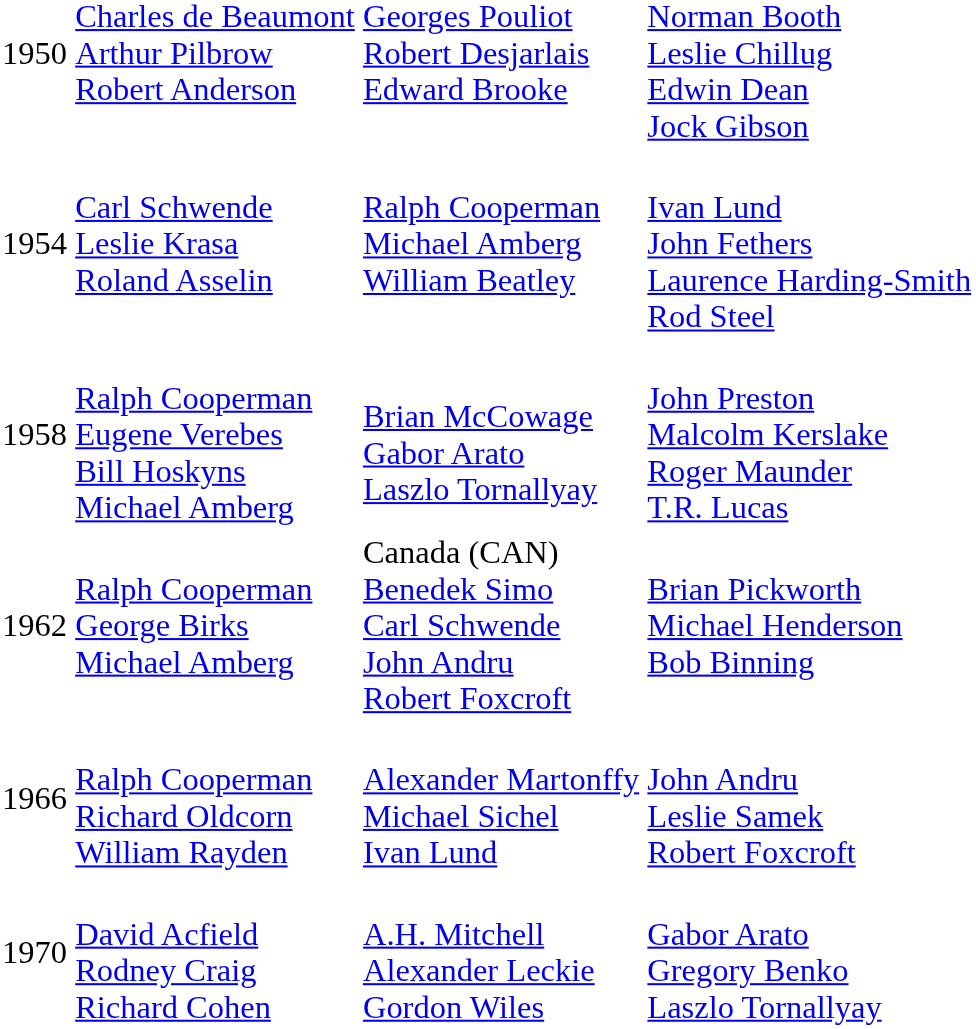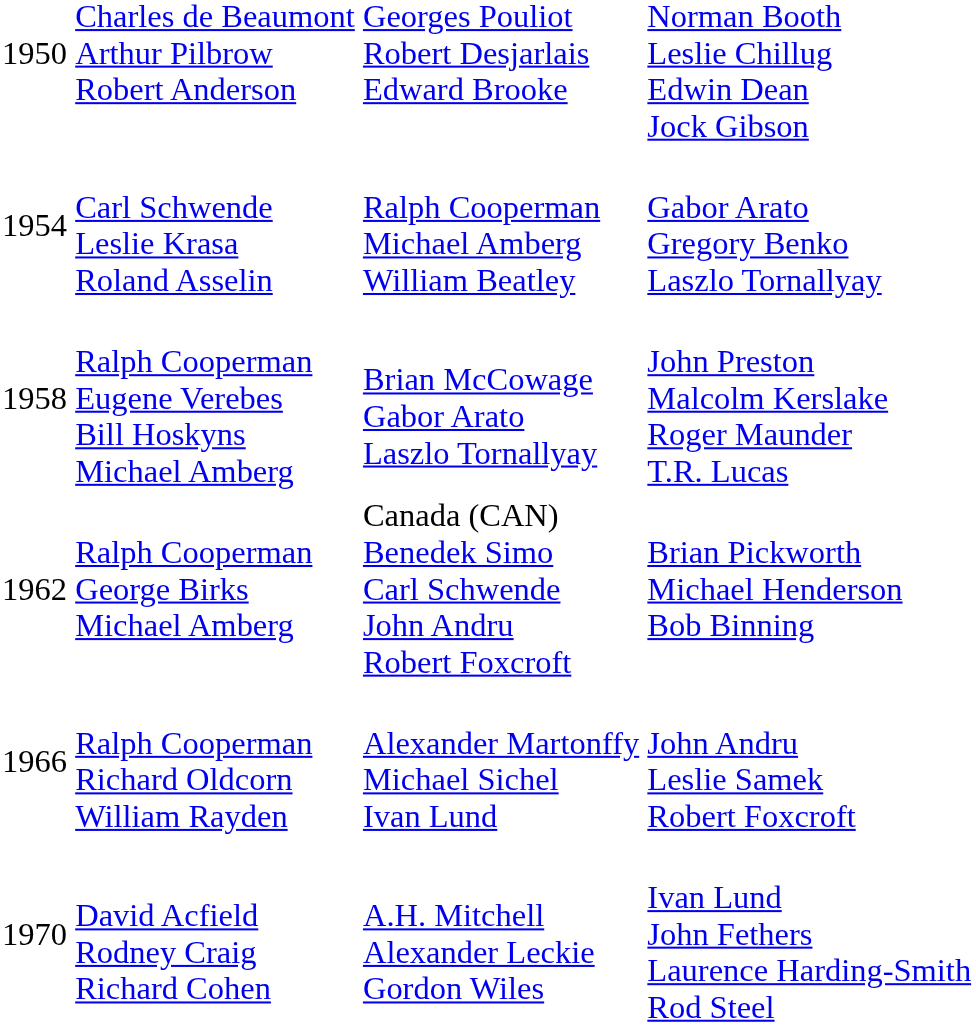(809, 262) Ivan Lund John Fethers Laurence Harding-Smith Rod Steel -> (765, 243) Gabor Arato Gregory Benko Laszlo Tornallyay
(765, 970) Gabor Arato Gregory Benko Laszlo Tornallyay -> (809, 952) Ivan Lund John Fethers Laurence Harding-Smith Rod Steel
